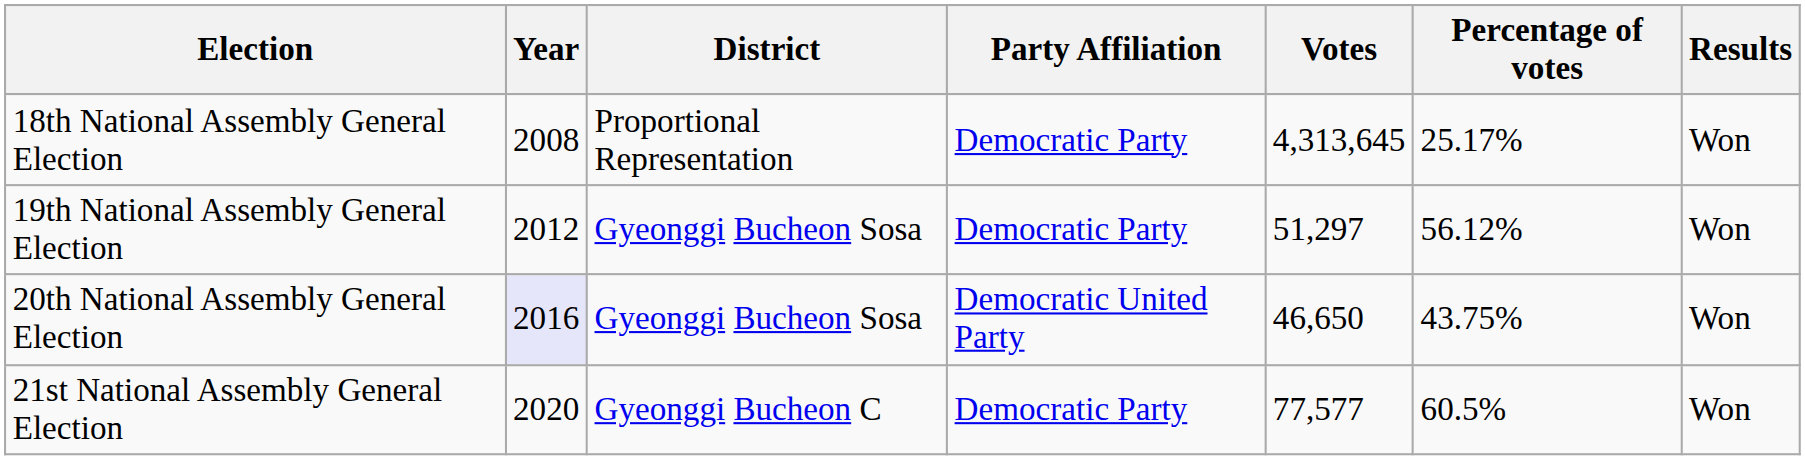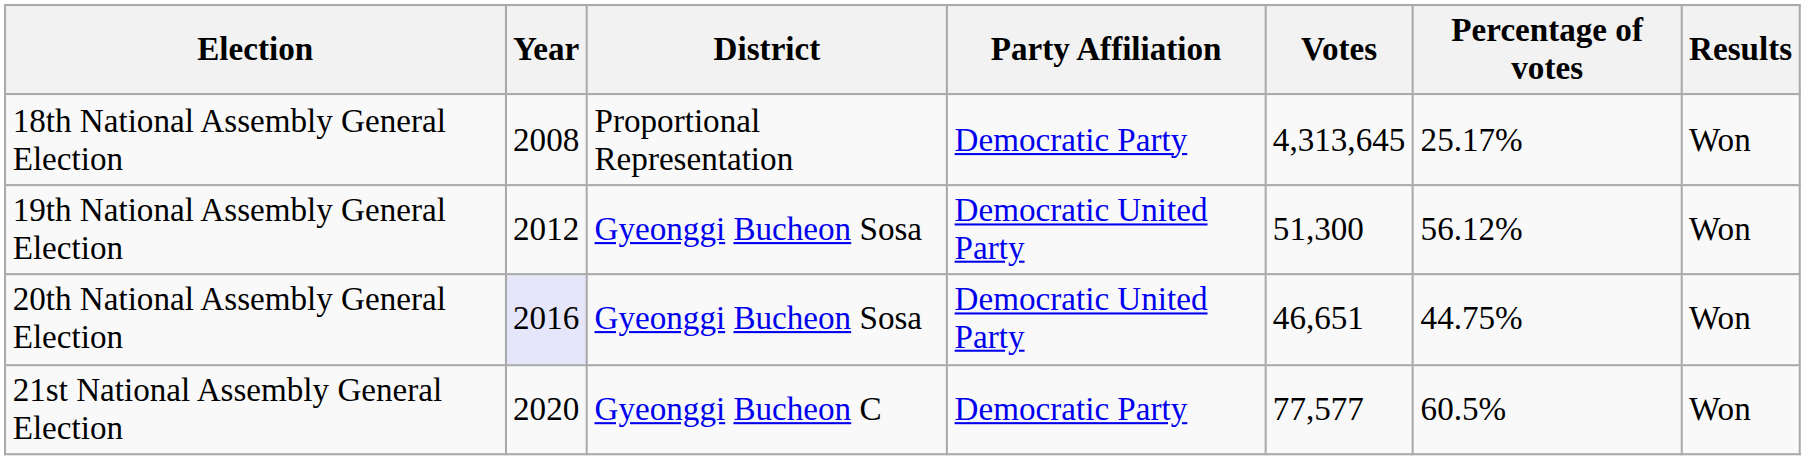(1071, 228) Democratic Party -> (1081, 228) Democratic United Party
(1318, 228) 51,297 -> (1318, 228) 51,300
(1318, 318) 46,650 -> (1318, 318) 46,651
(1472, 318) 43.75% -> (1472, 318) 44.75%
